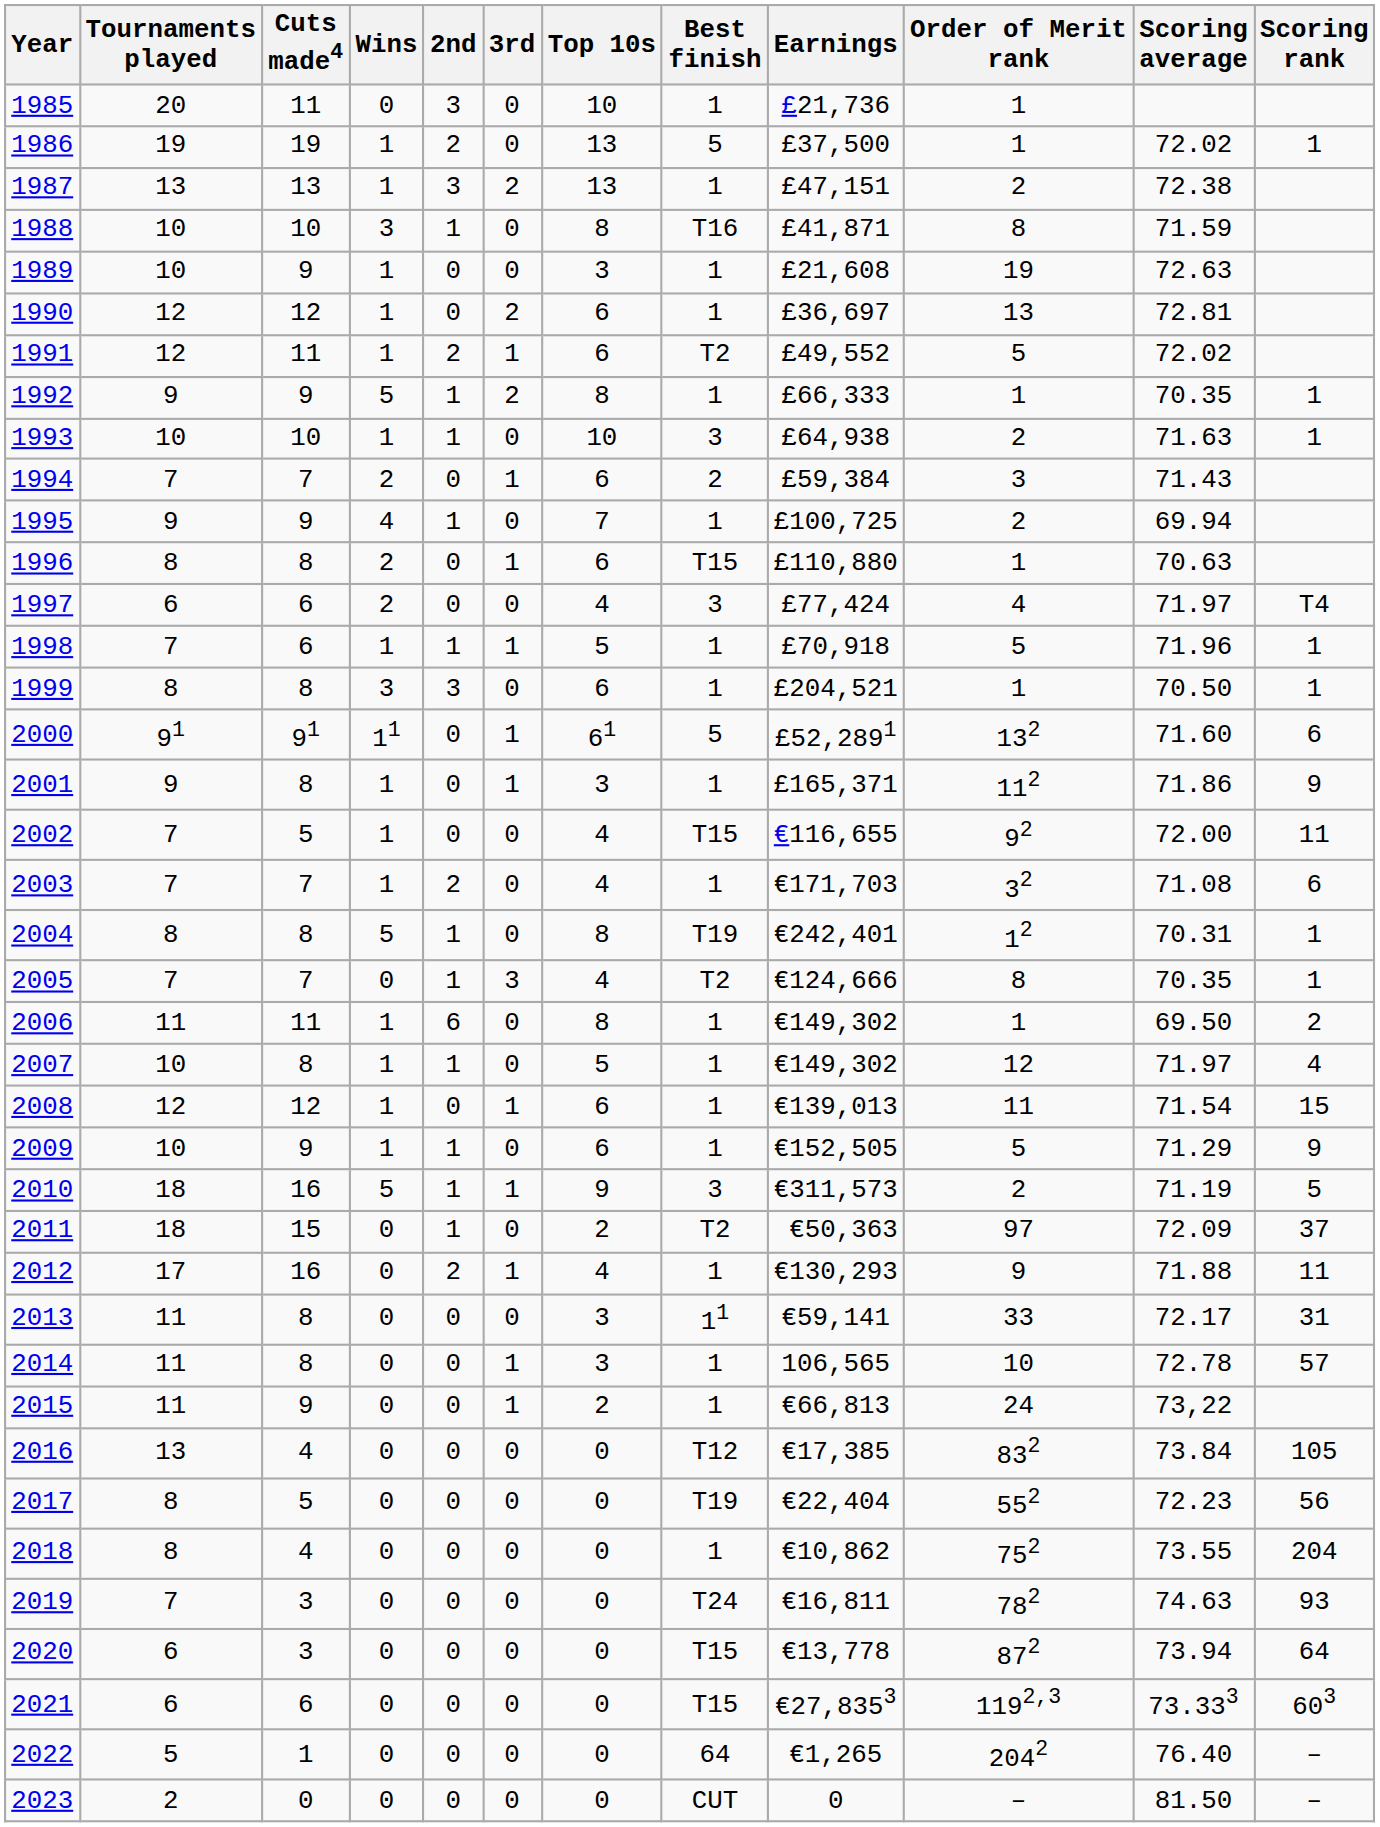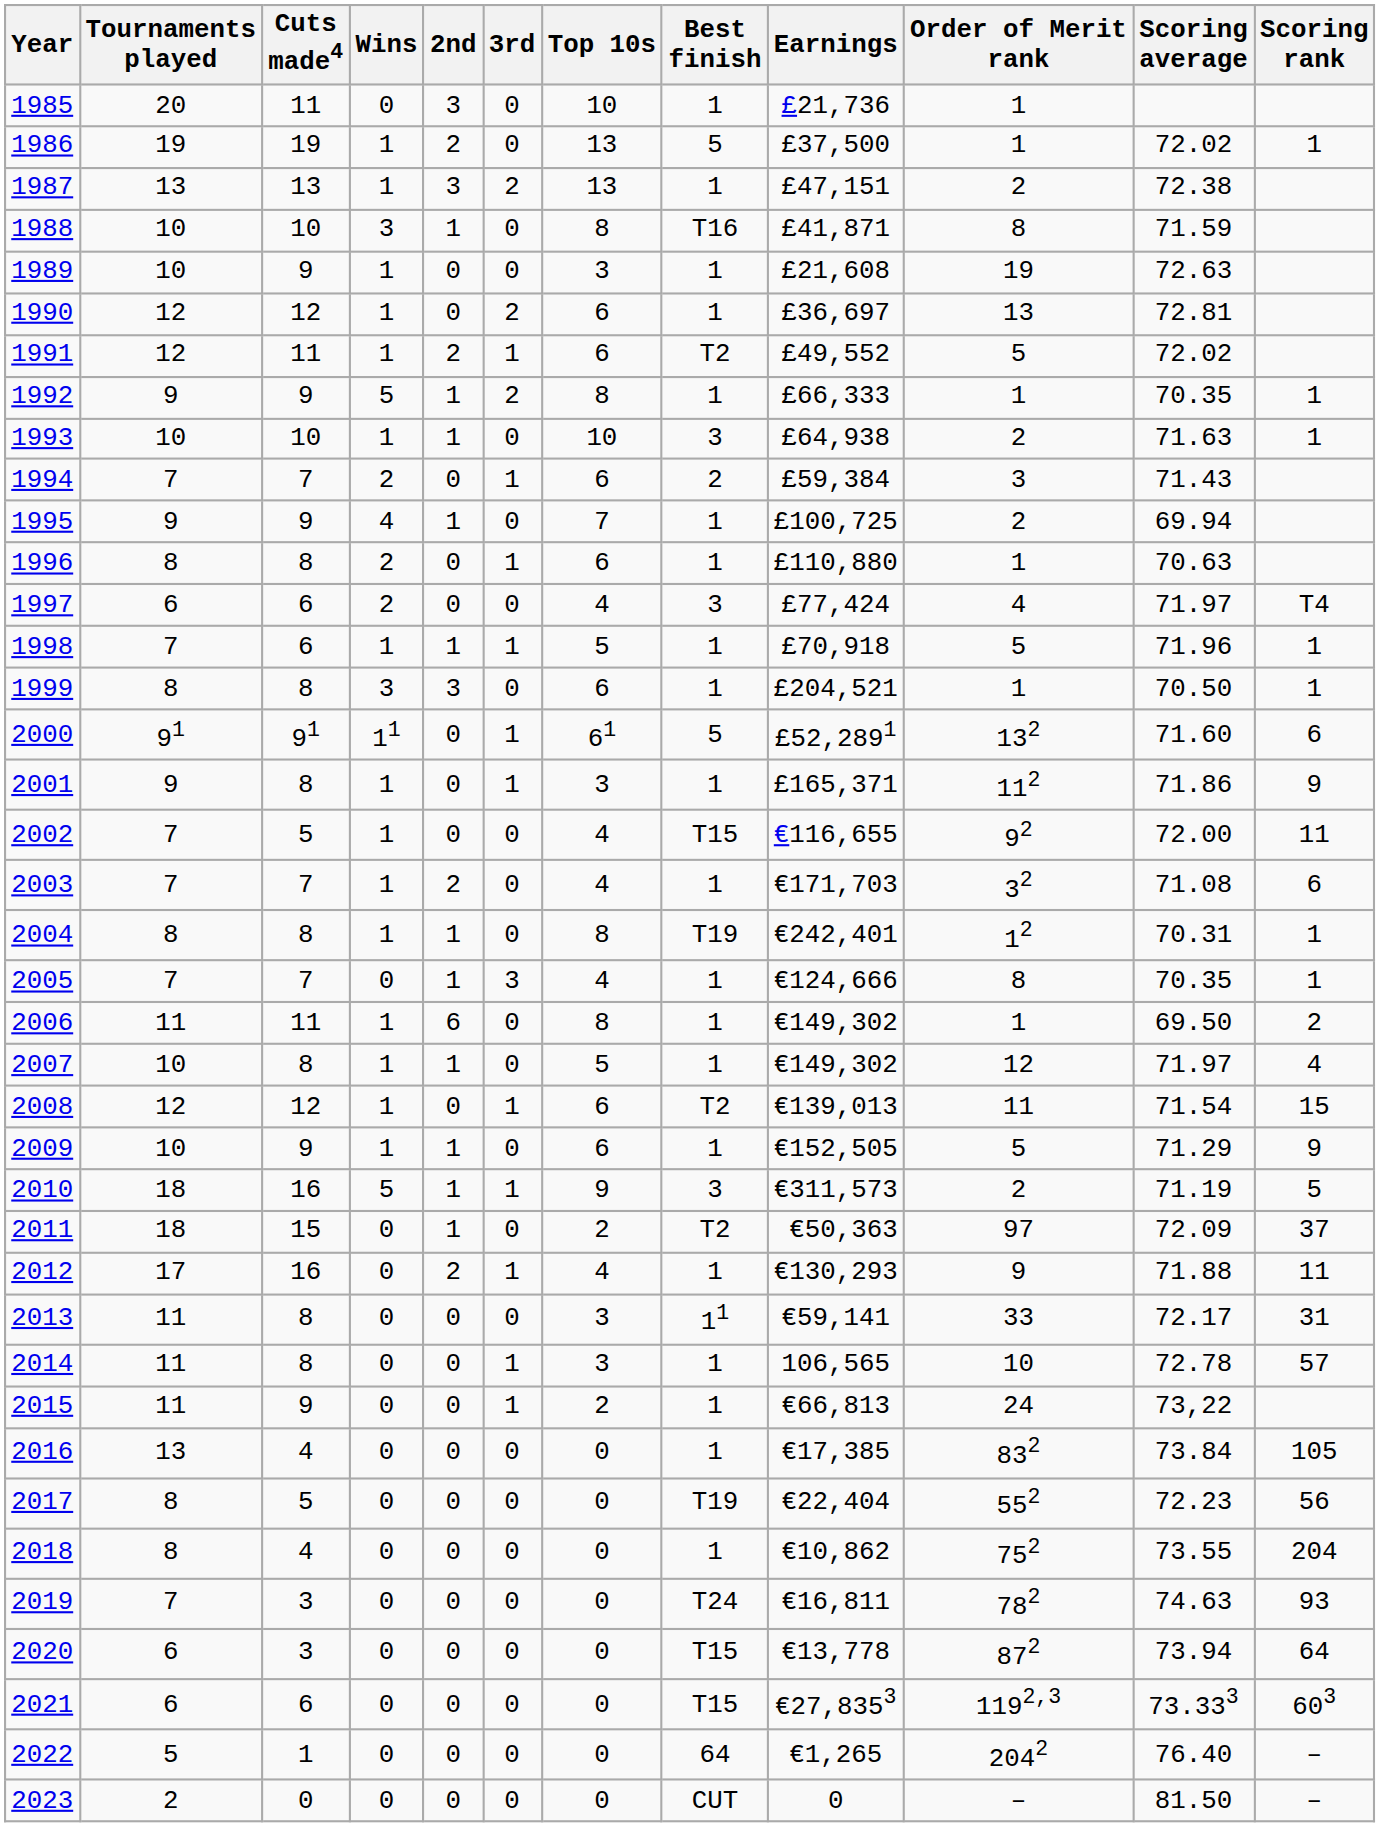(715, 564) T15 -> (715, 564) 1
(387, 936) 5 -> (387, 936) 1
(715, 982) T2 -> (715, 982) 1
(715, 1107) 1 -> (715, 1107) T2
(715, 1453) T12 -> (715, 1453) 1
